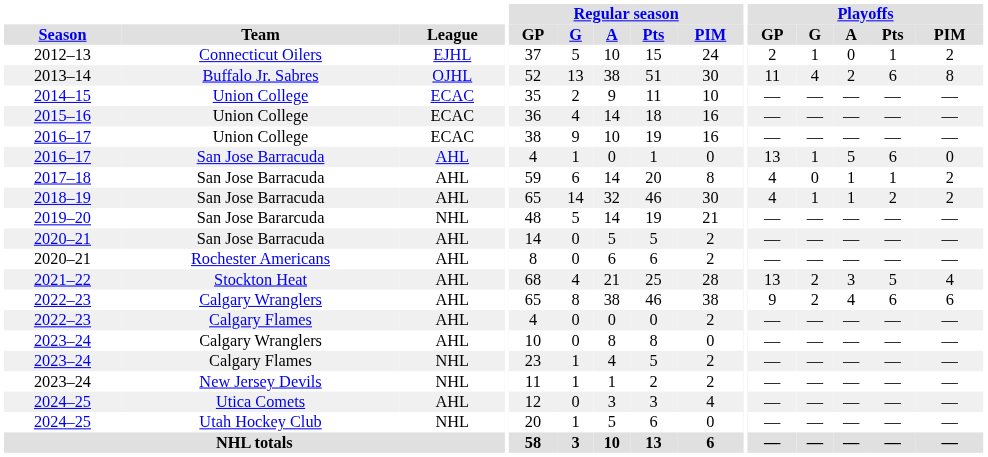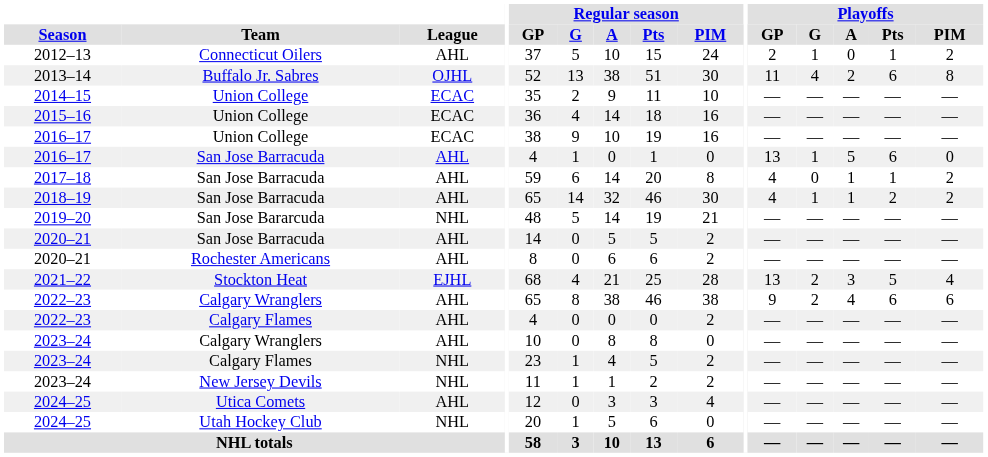(452, 54) EJHL -> (452, 54) AHL
(452, 279) AHL -> (452, 279) EJHL
